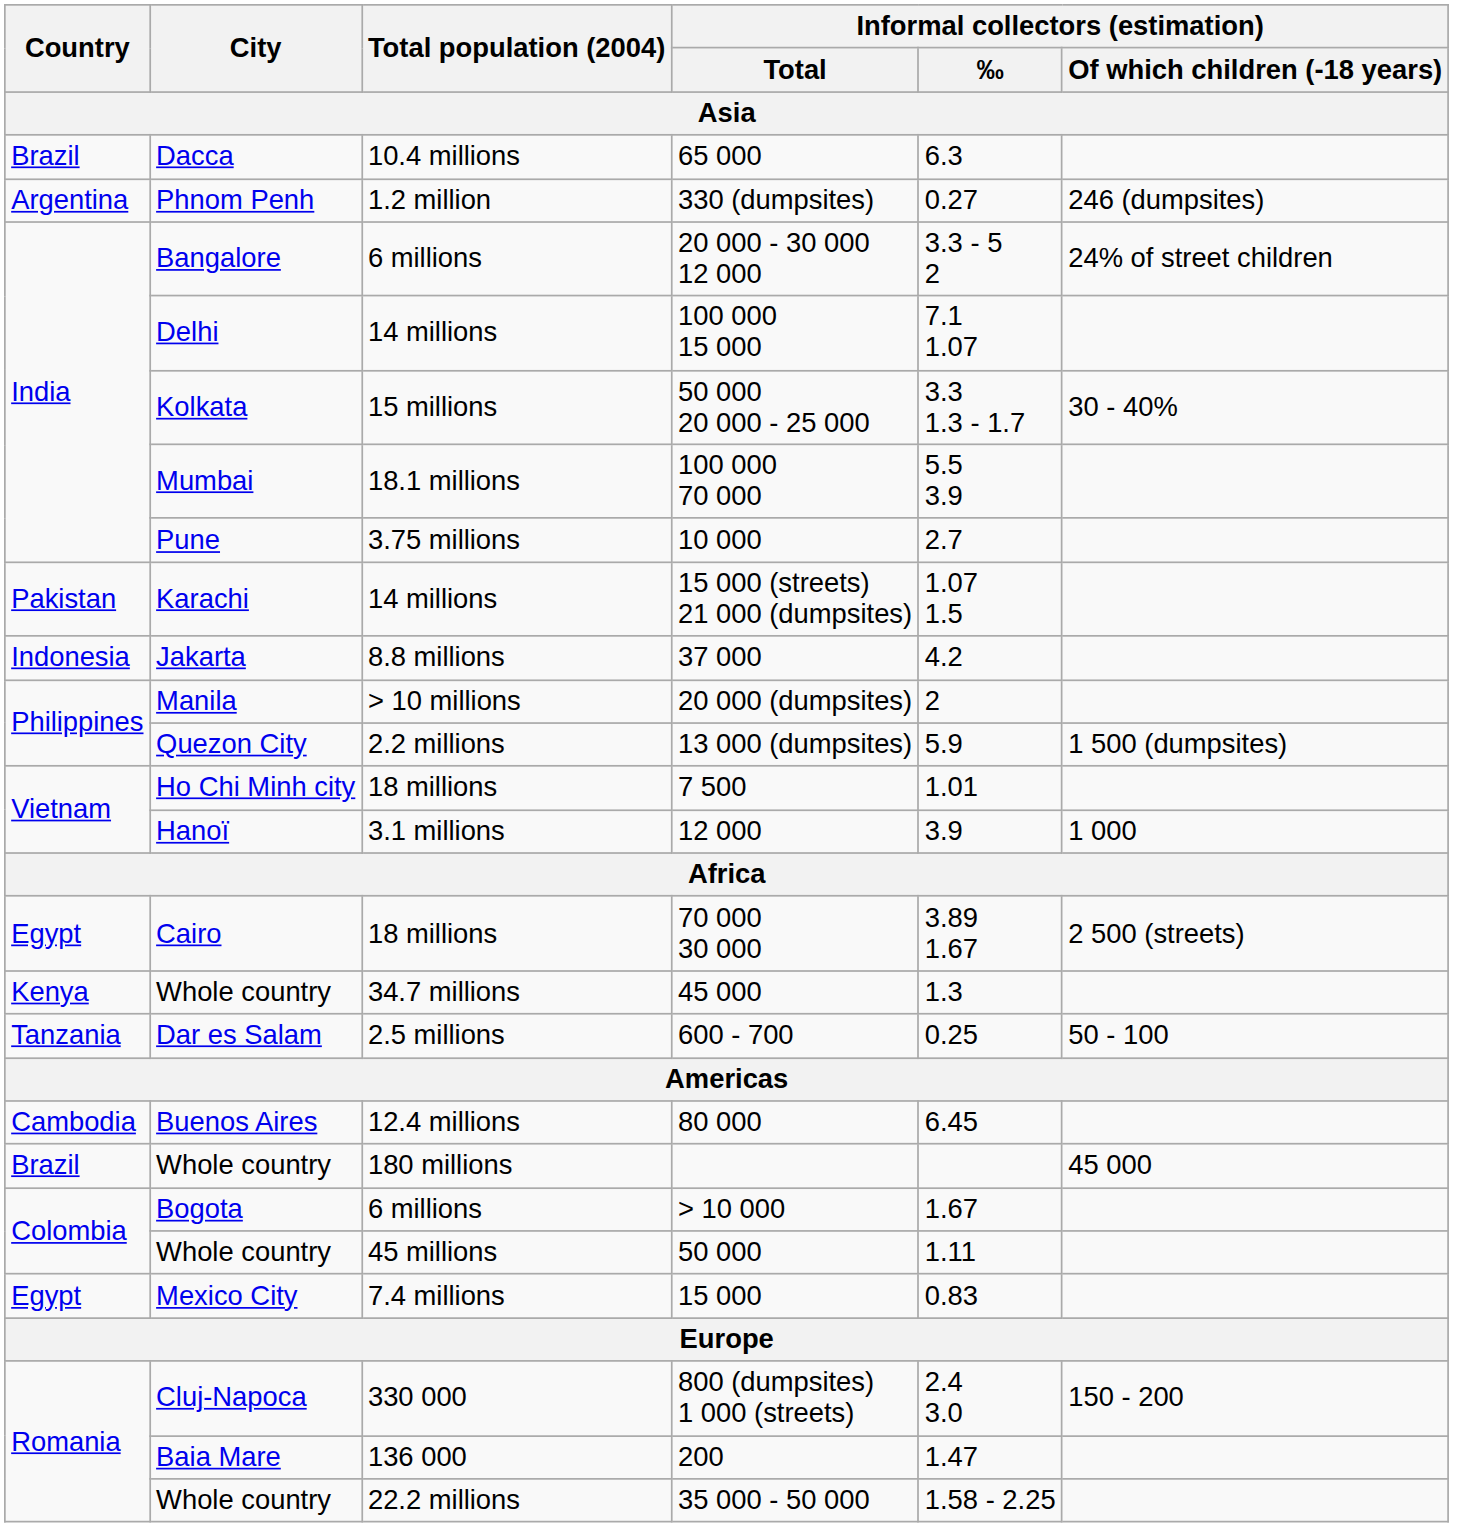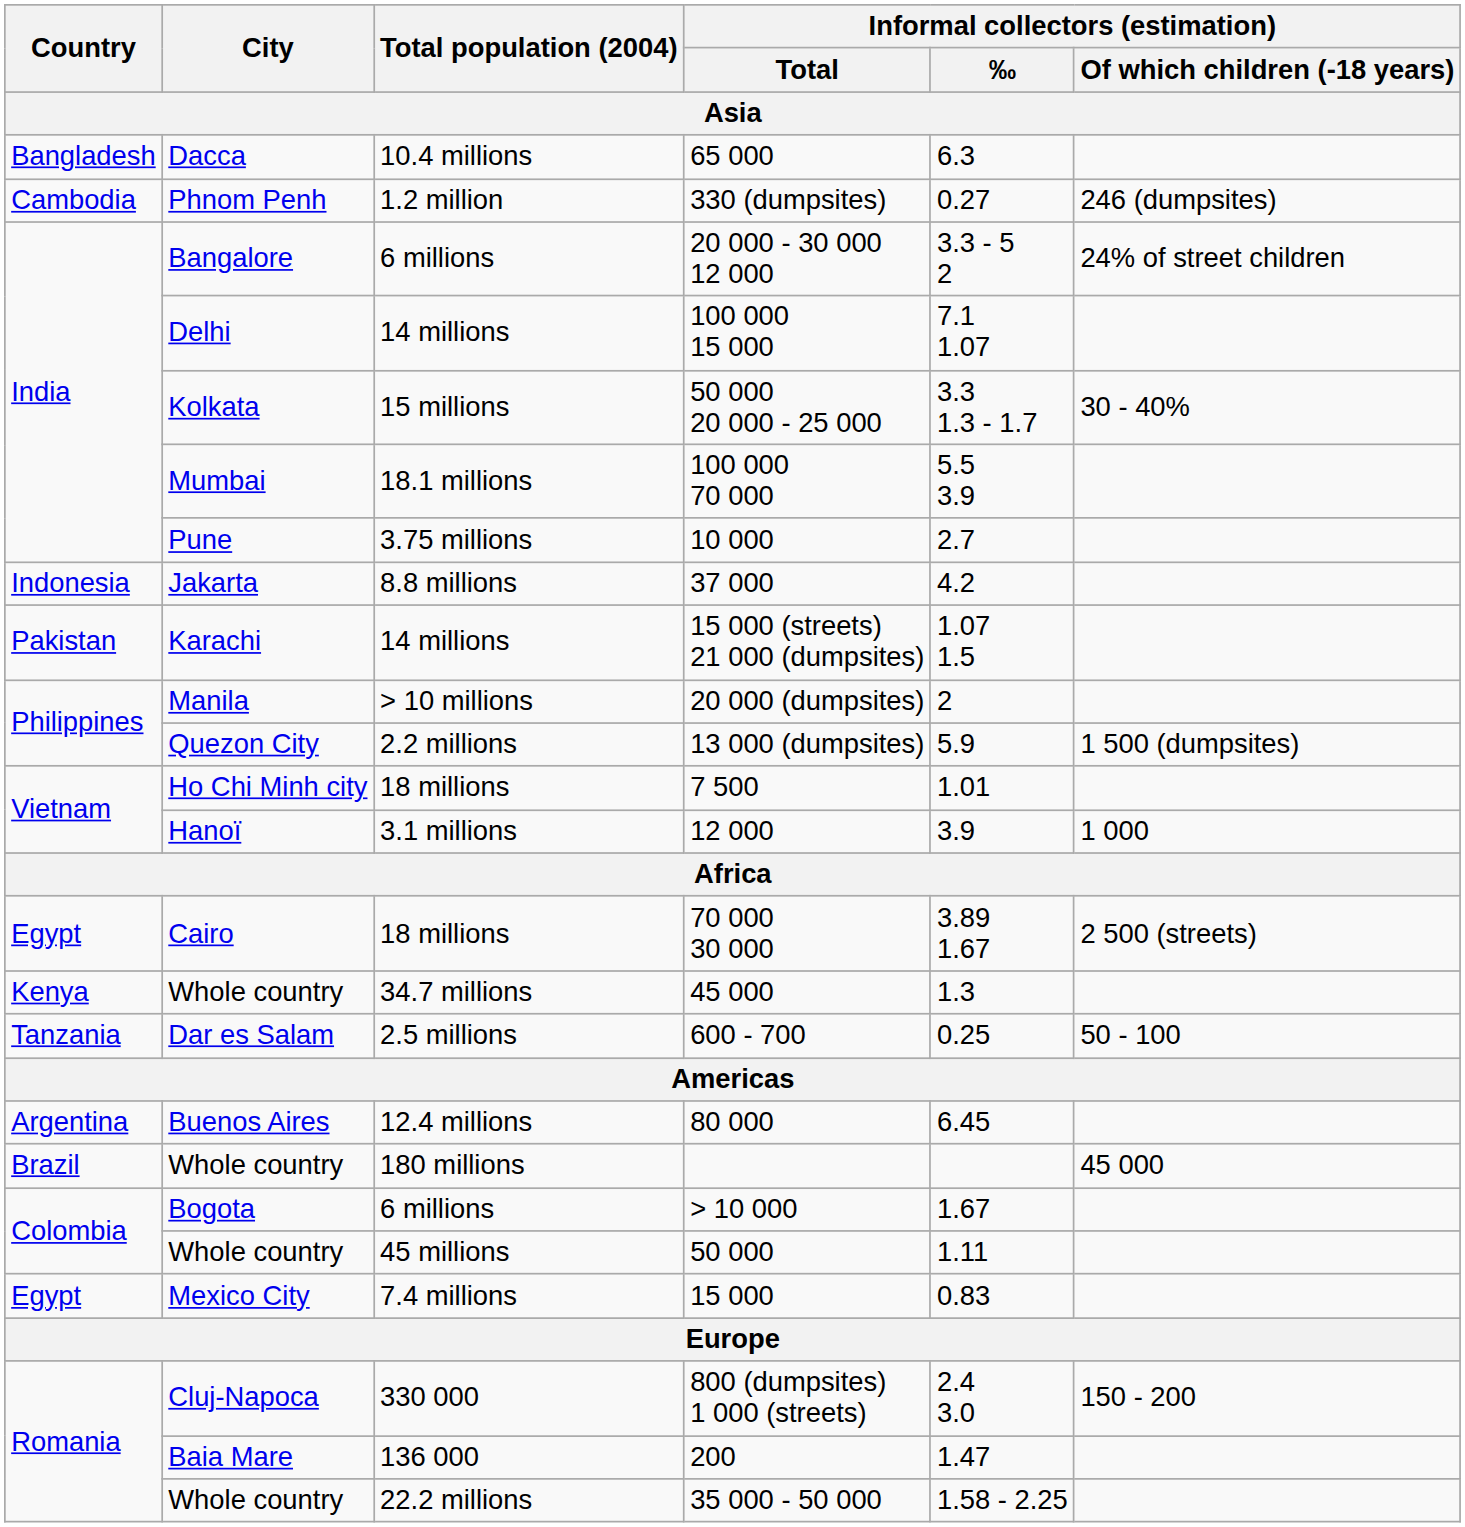(45, 156) Brazil -> (83, 156) Bangladesh
(70, 199) Argentina -> (74, 199) Cambodia
rows swapped: (795, 598) <-> (720, 657)
(74, 1122) Cambodia -> (70, 1122) Argentina
